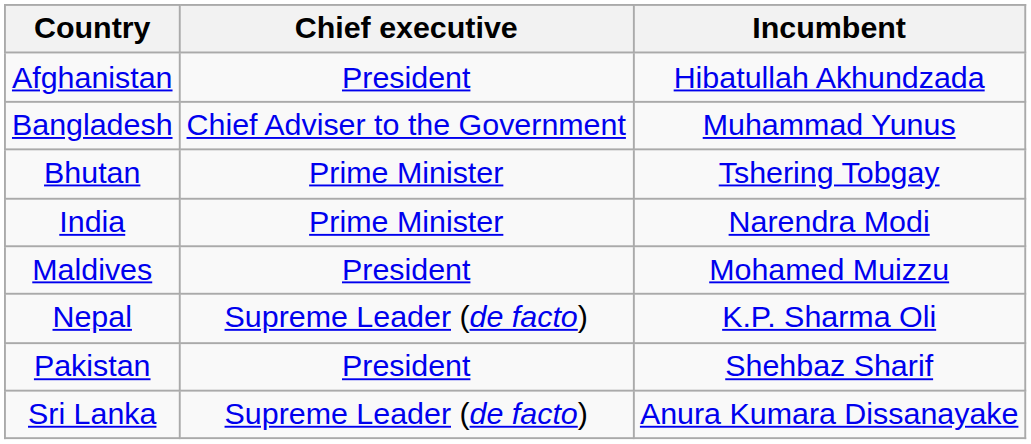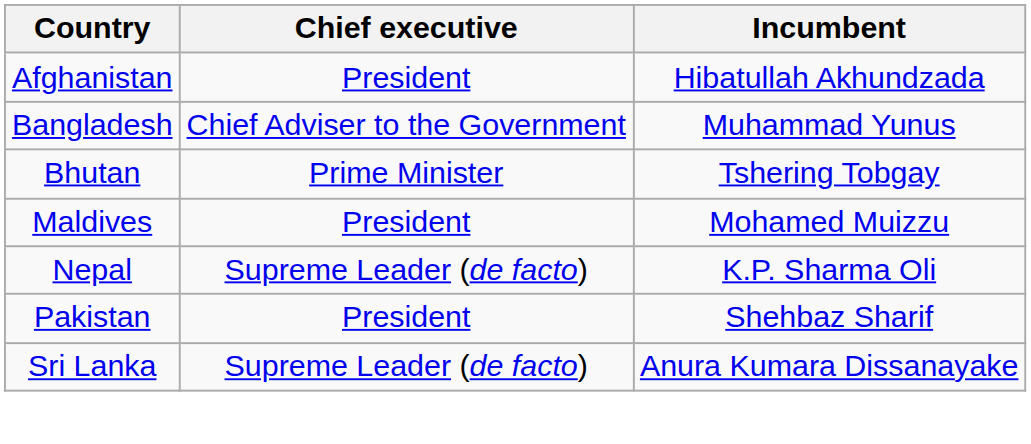- row: (92, 221)
